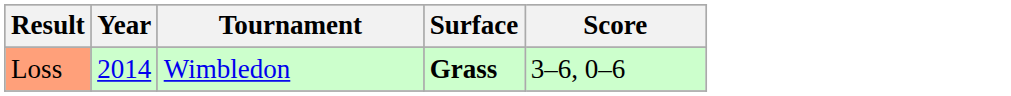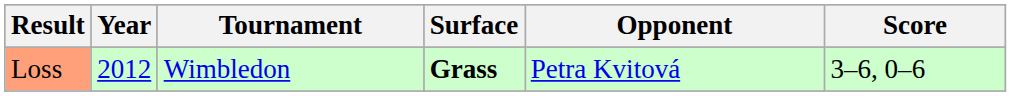+ column: (674, 25)
(124, 68) 2014 -> (124, 68) 2012
